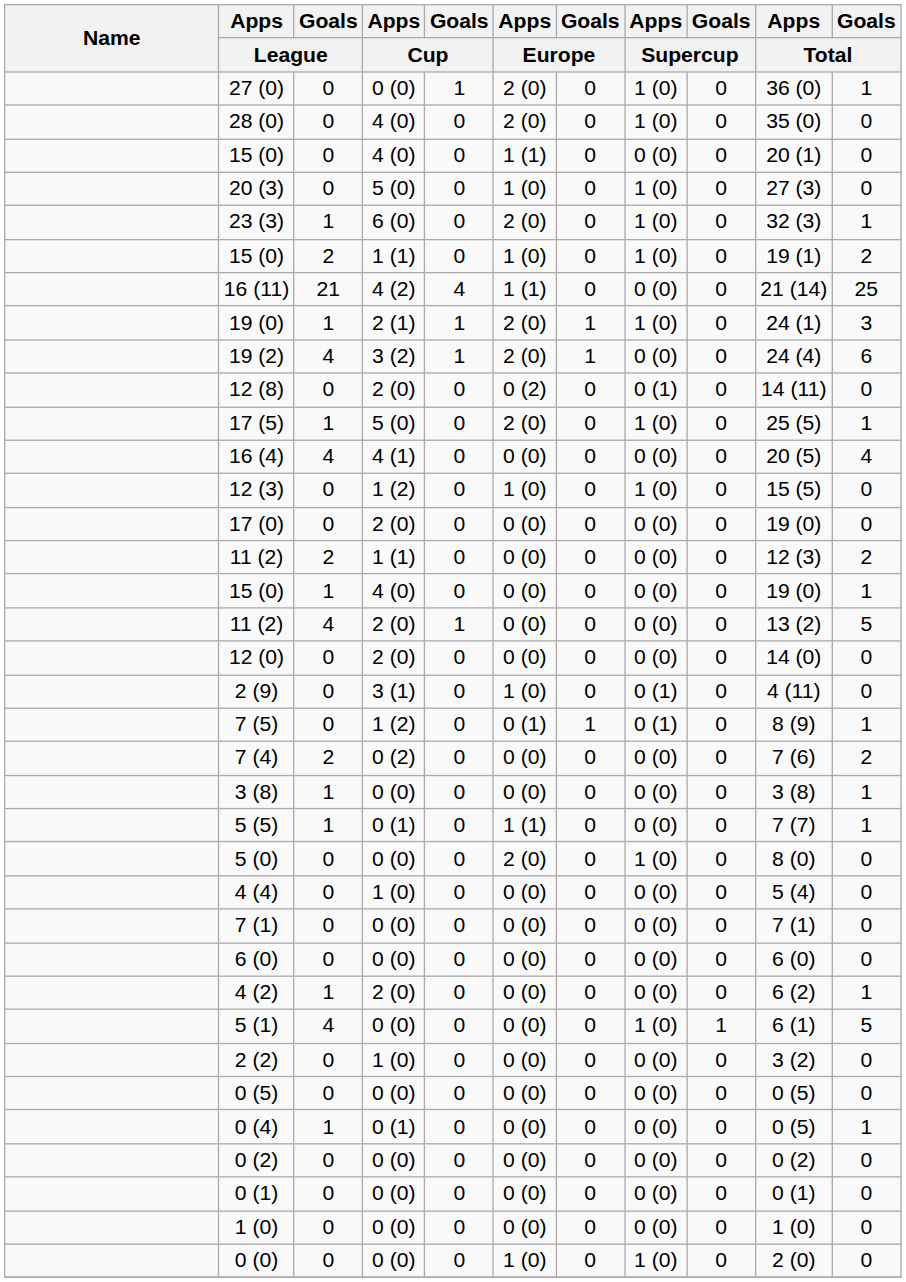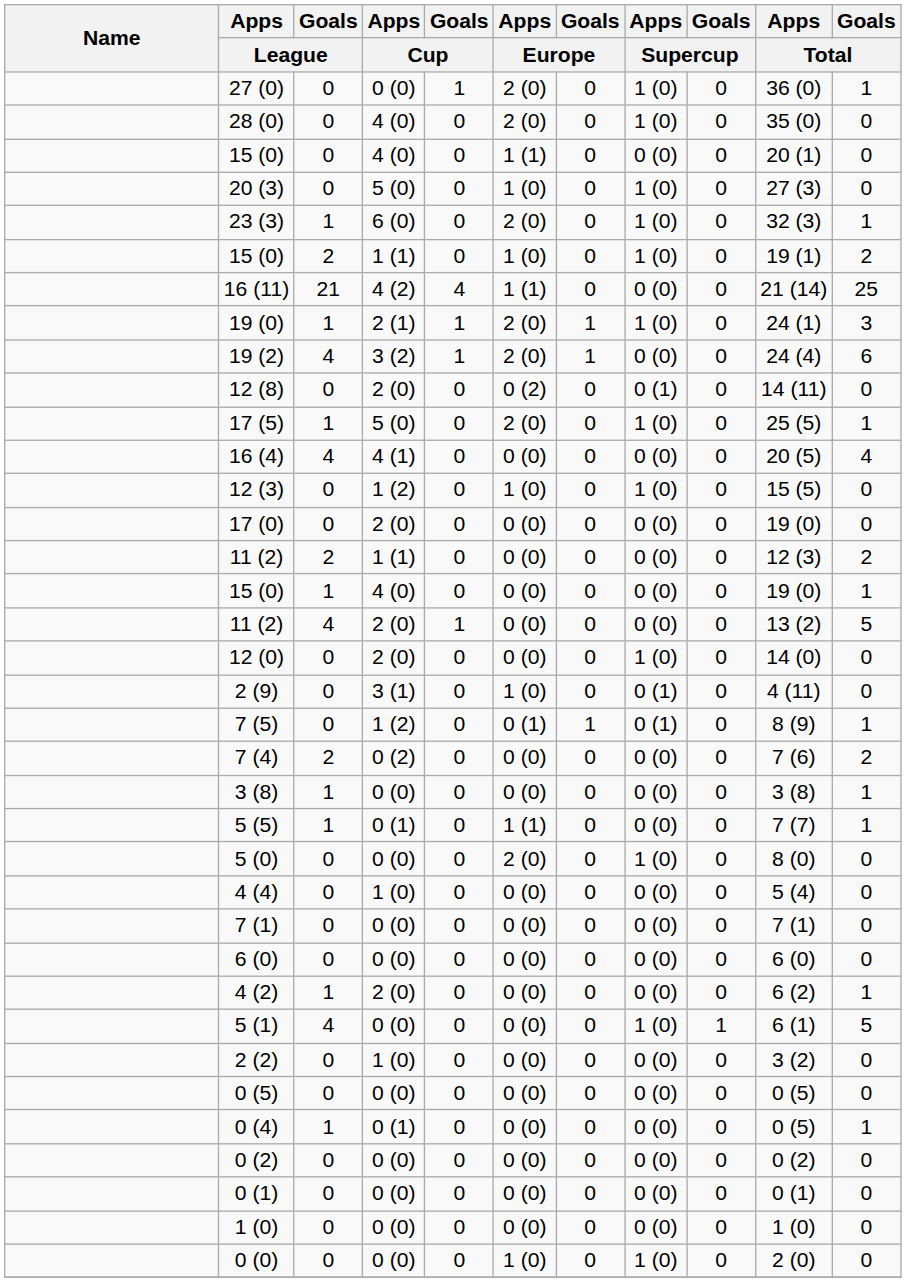(656, 657) 0 (0) -> (656, 657) 1 (0)
